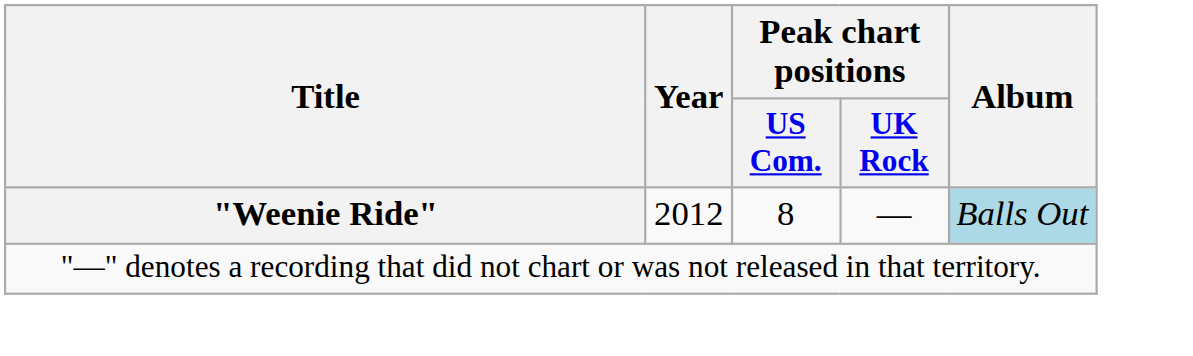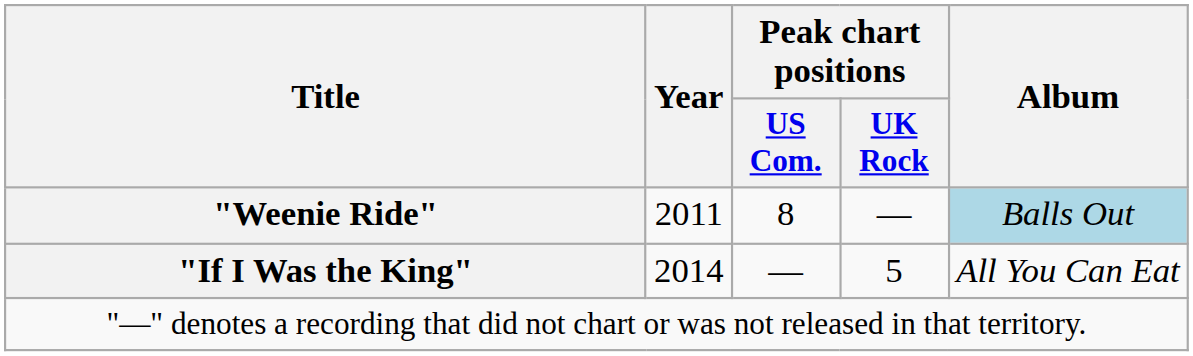(689, 214) 2012 -> (689, 214) 2011
+ row: (326, 269)
